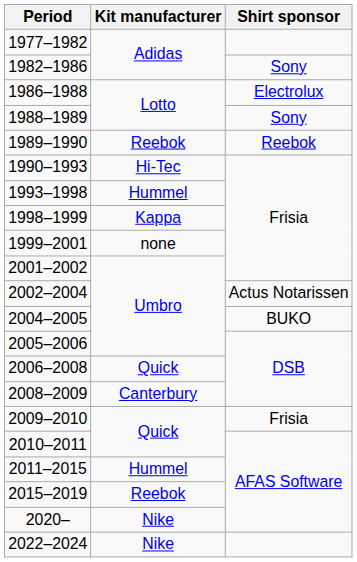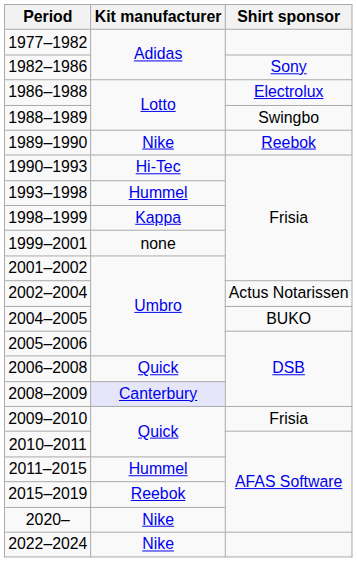(289, 117) Sony -> (289, 117) Swingbo
(158, 142) Reebok -> (158, 142) Nike
(158, 393) no background -> (158, 393) lavender background
